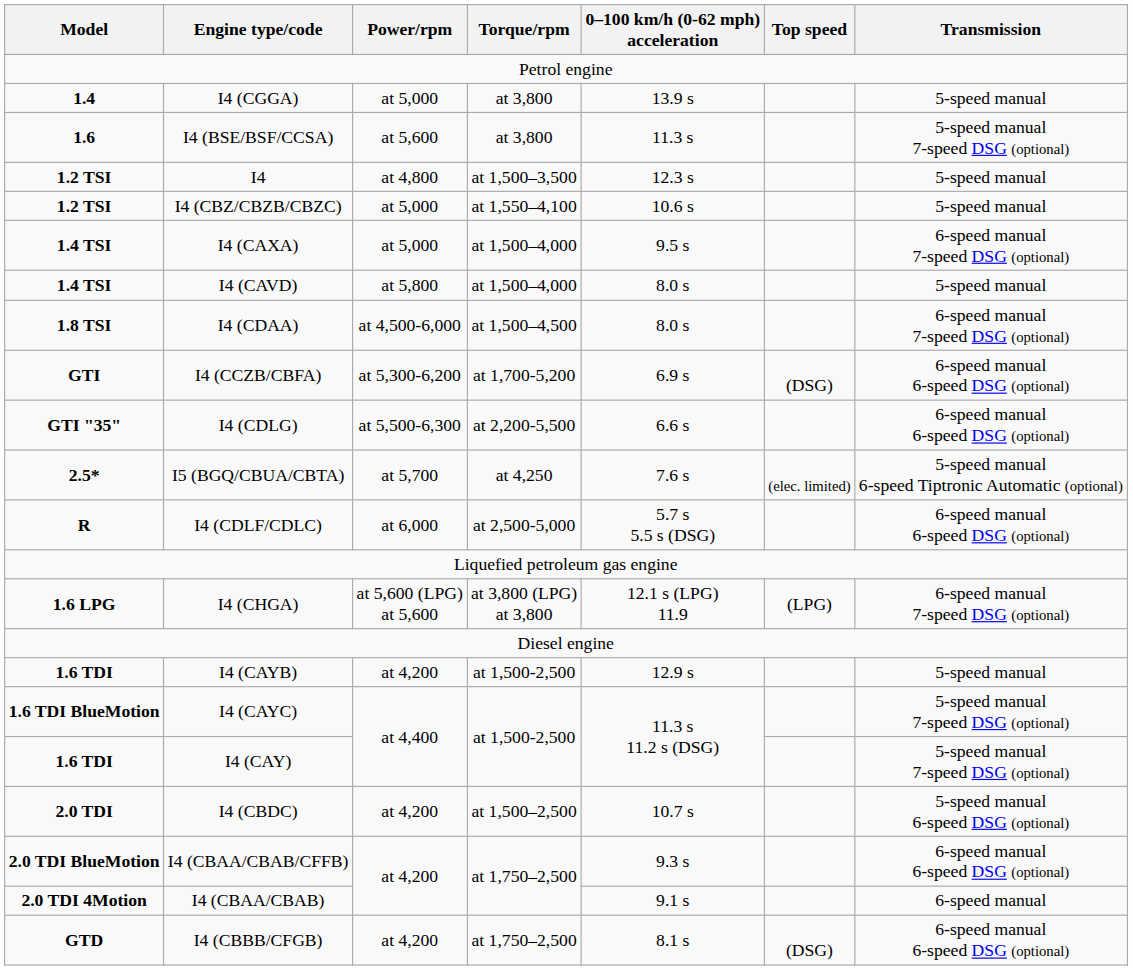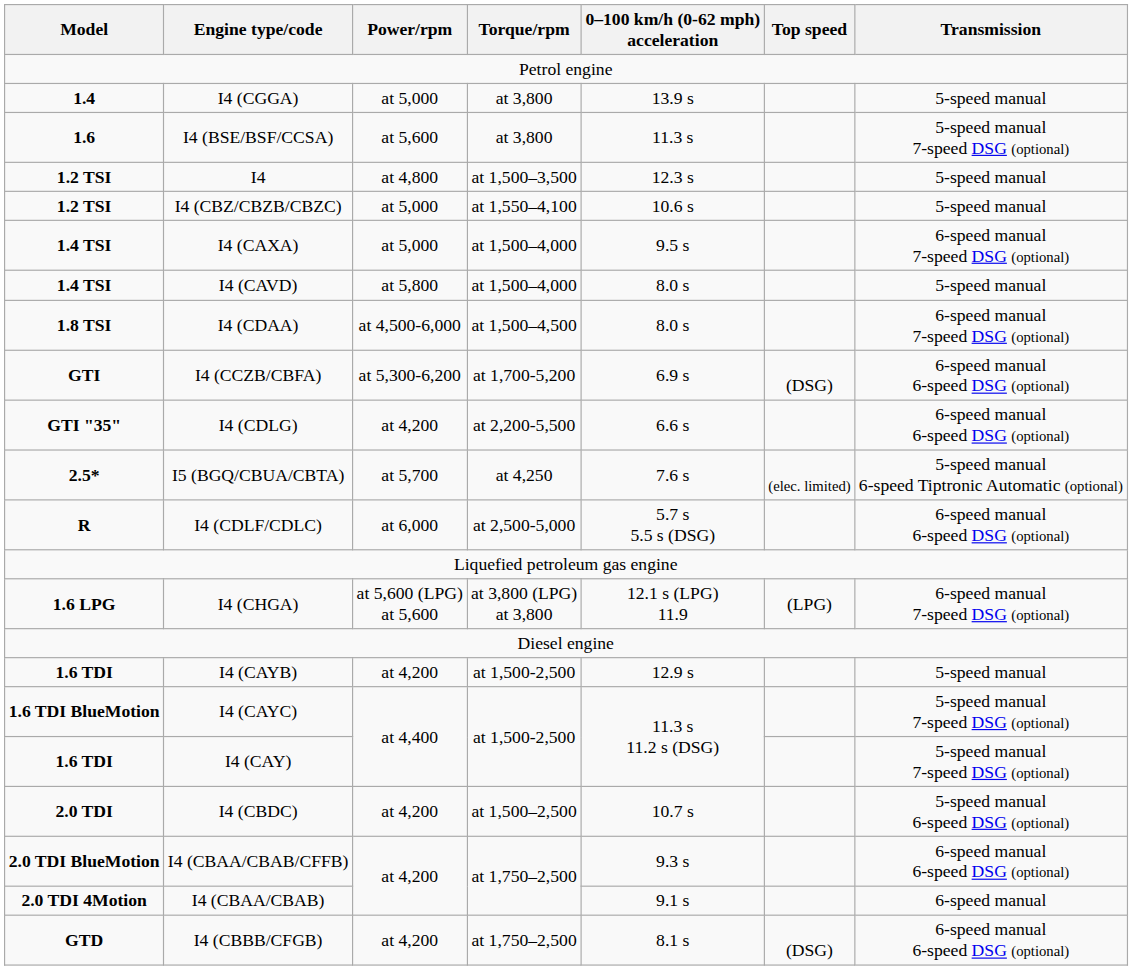(410, 424) at 5,500-6,300 -> (410, 424) at 4,200
